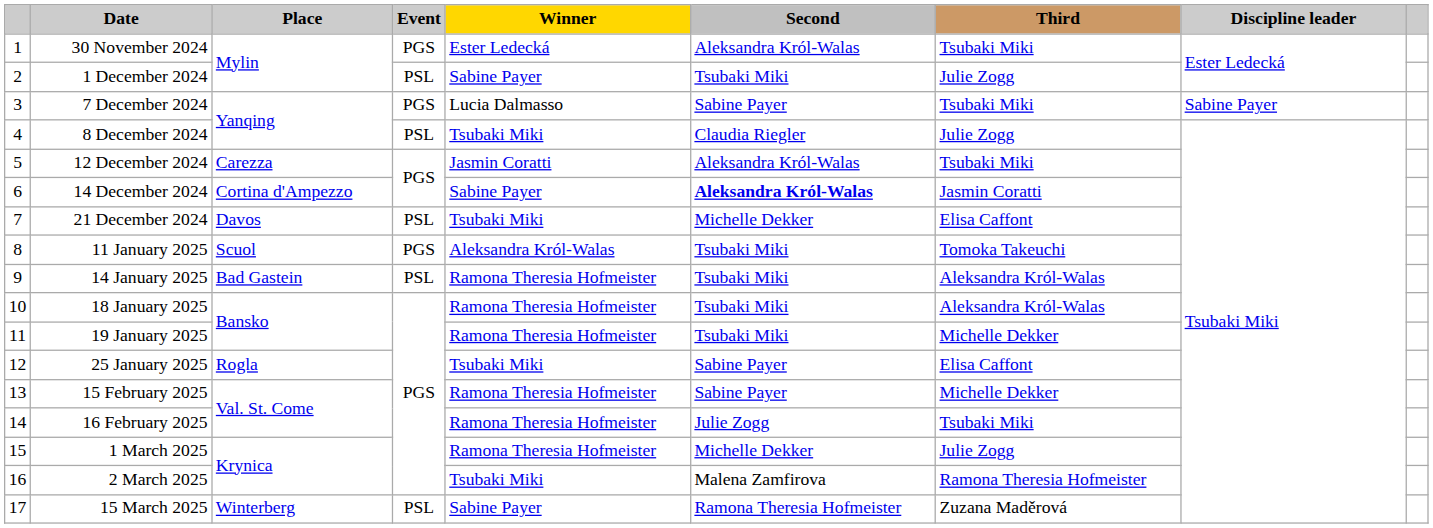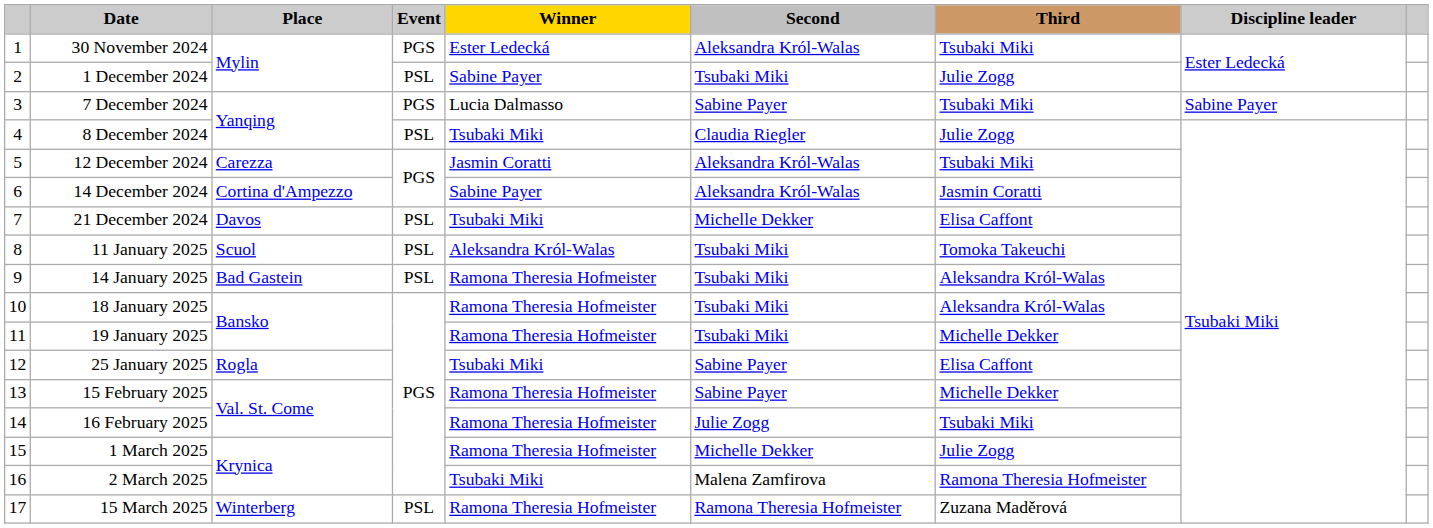(784, 191) bold -> (777, 191) normal
(419, 249) PGS -> (419, 249) PSL
(495, 508) Sabine Payer -> (553, 508) Ramona Theresia Hofmeister
